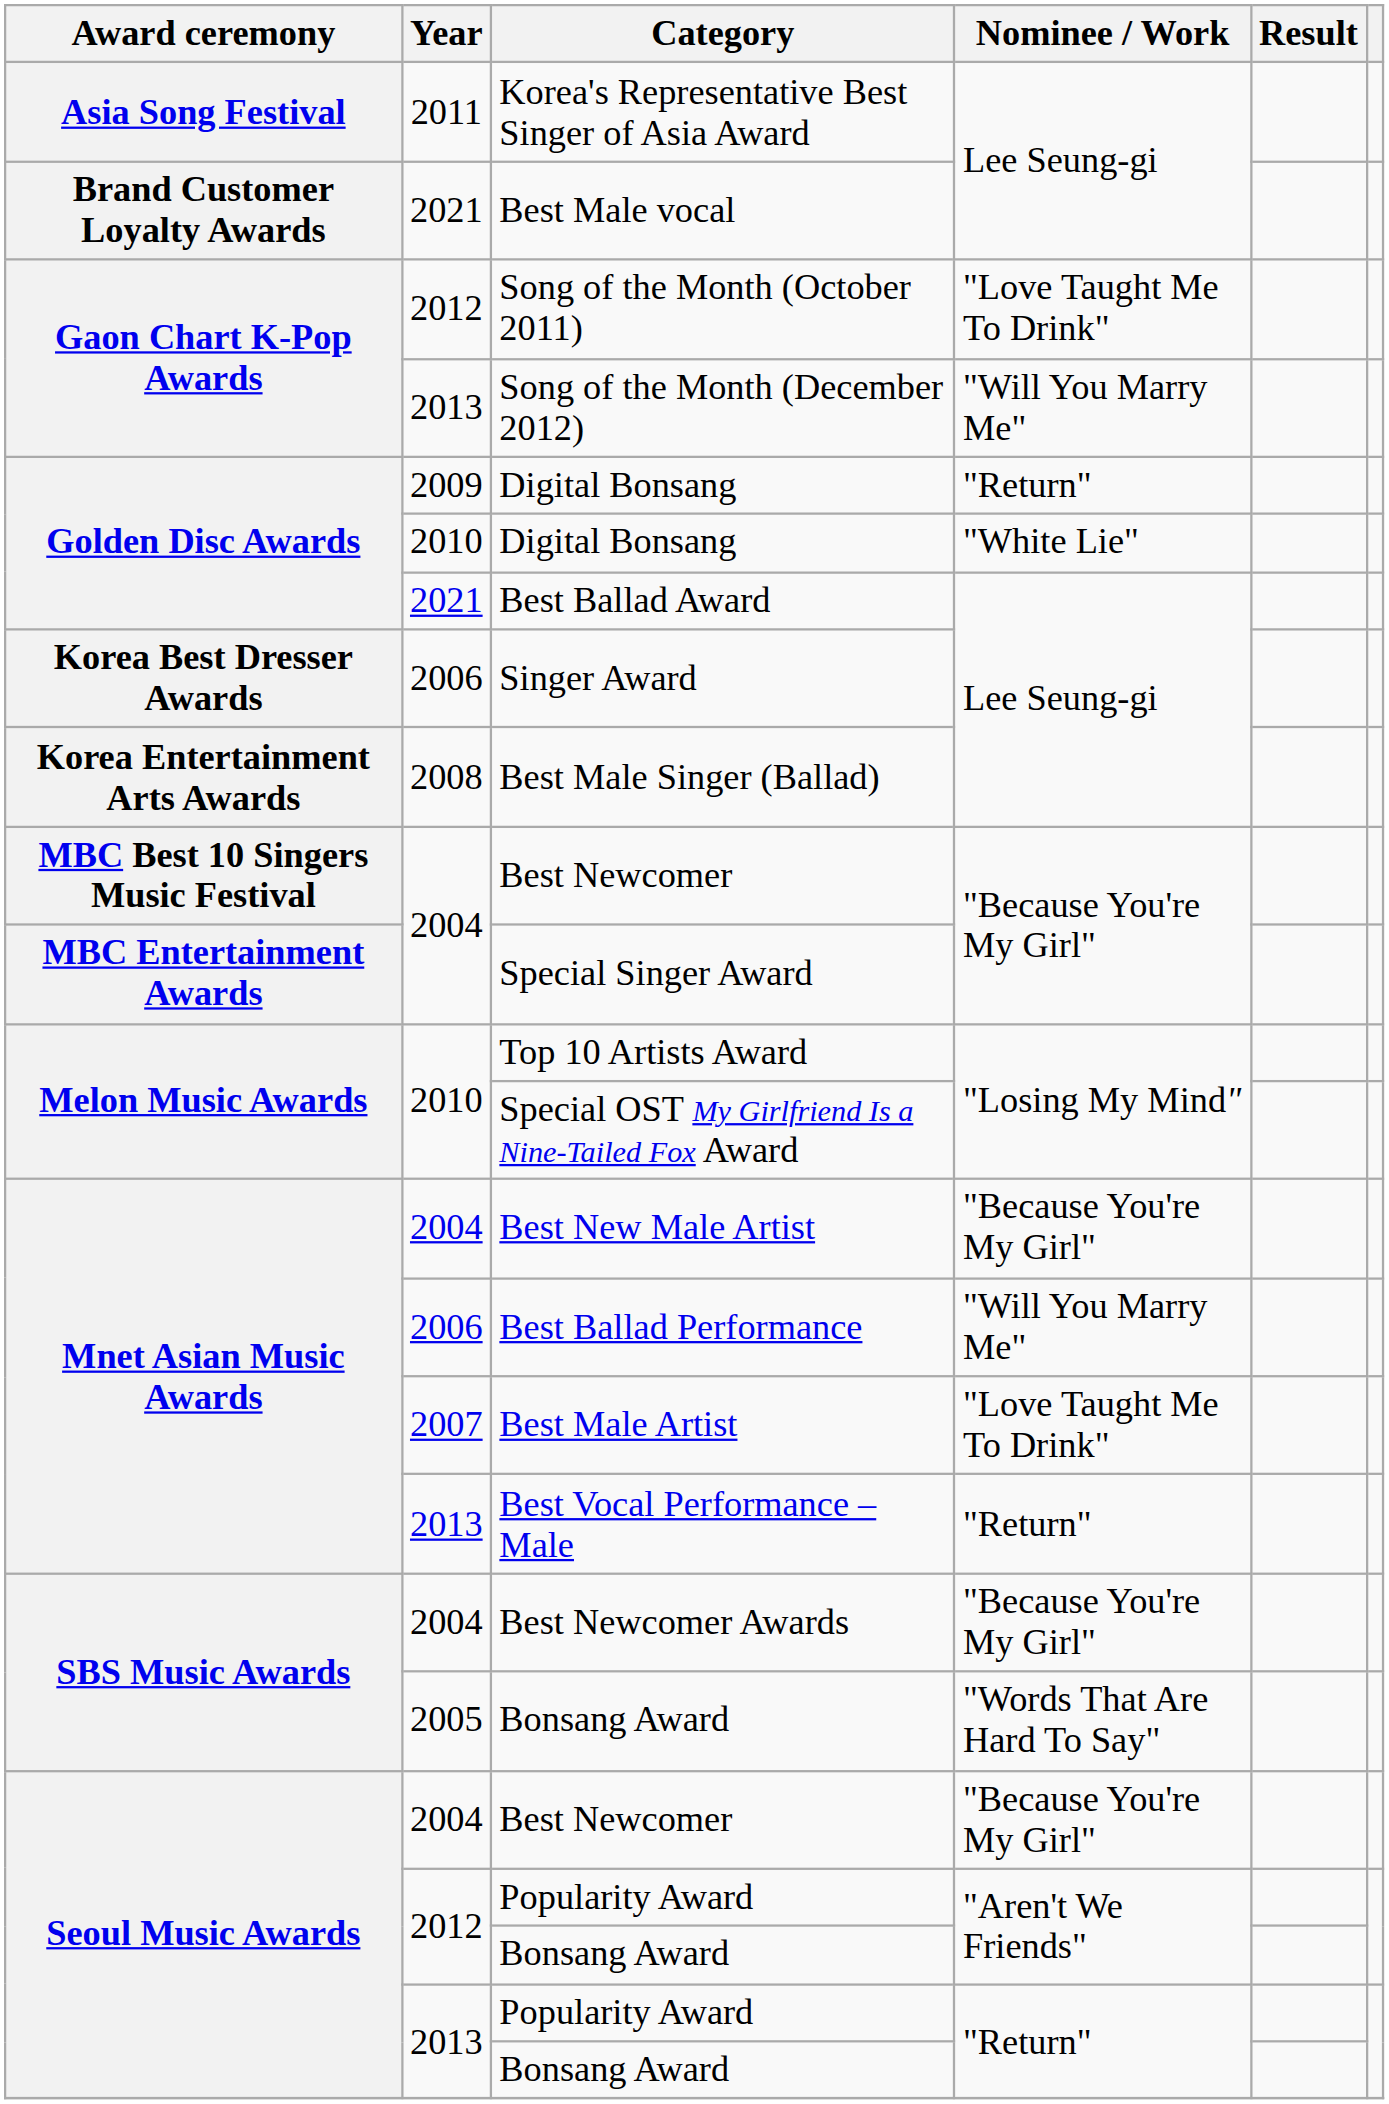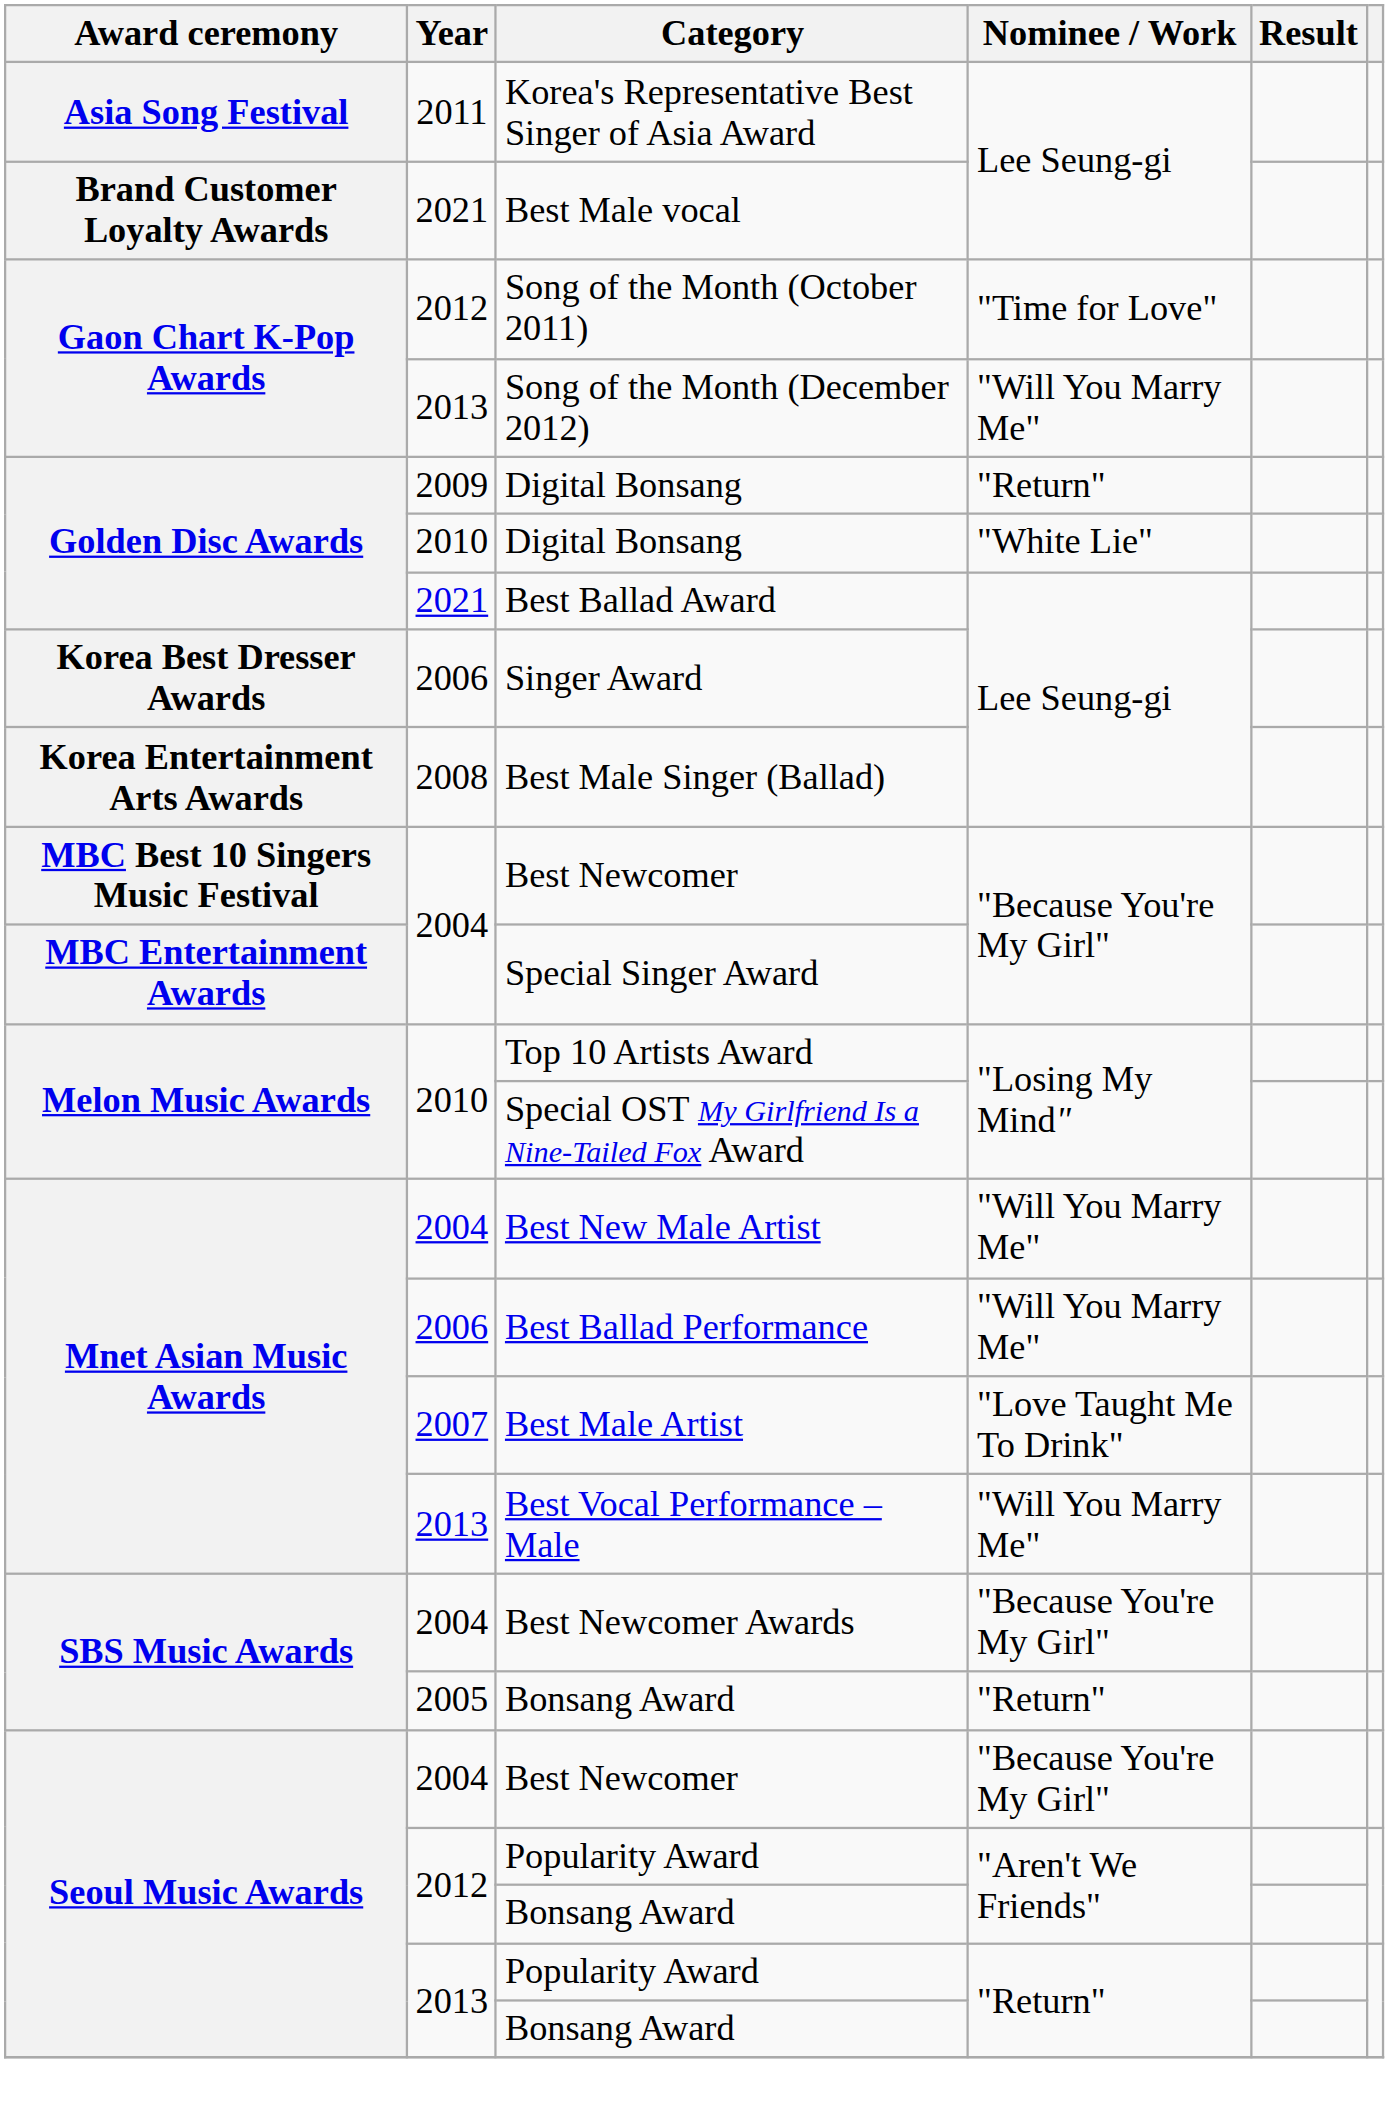(1091, 308) "Love Taught Me To Drink" -> (1097, 308) "Time for Love"
(1082, 1227) "Because You're My Girl" -> (1099, 1227) "Will You Marry Me"
(1027, 1523) "Return" -> (1099, 1523) "Will You Marry Me"
(1086, 1720) "Words That Are Hard To Say" -> (1041, 1699) "Return"
